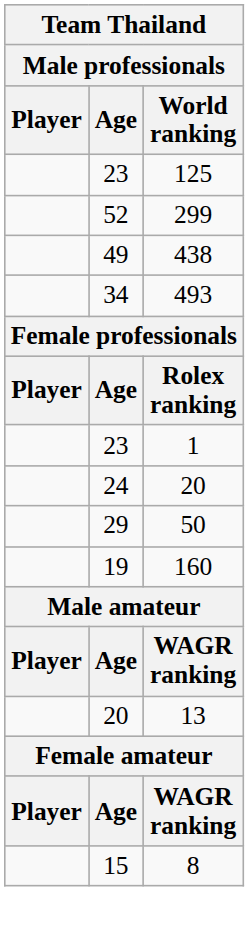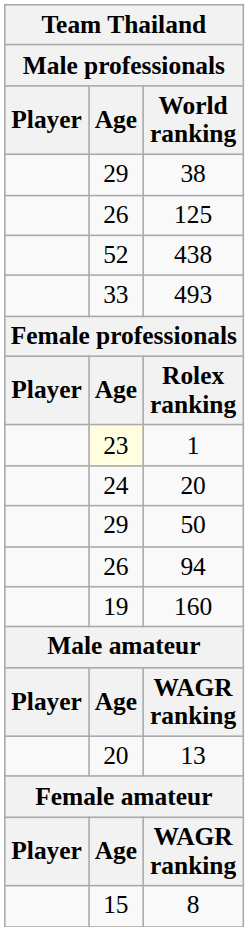+ row: (193, 174)
(116, 174) 23 -> (116, 214) 26
- row: (193, 214)
(116, 255) 49 -> (116, 255) 52
(116, 295) 34 -> (116, 295) 33
(116, 445) no background -> (116, 445) lightyellow background
+ row: (193, 566)
